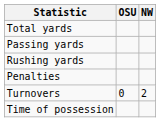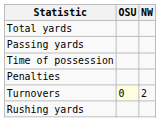rows swapped: (45, 61) <-> (60, 109)
(121, 93) no background -> (121, 93) lightyellow background
